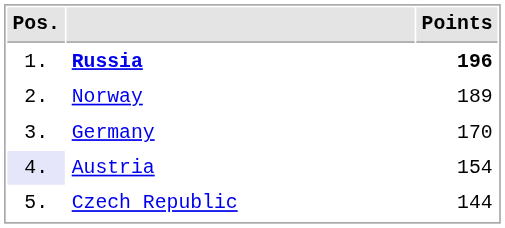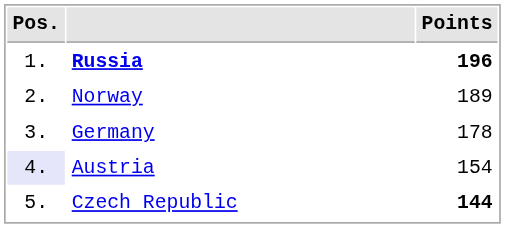(475, 132) 170 -> (475, 132) 178
(475, 203) normal -> (475, 203) bold
